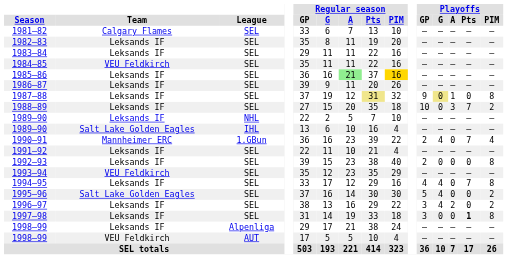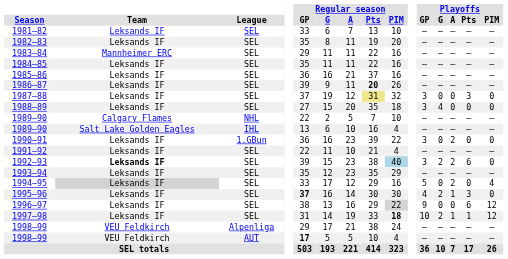(137, 31) Calgary Flames -> (137, 31) Leksands IF
(137, 53) Leksands IF -> (137, 53) Mannheimer ERC
(137, 64) VEU Feldkirch -> (137, 64) Leksands IF
(350, 75) lightgreen background -> (350, 75) no background
(396, 75) gold background -> (396, 75) no background
(373, 86) normal -> (373, 86) bold
(425, 96) 9 -> (425, 96) 3
(440, 96) khaki background -> (440, 96) no background
(453, 96) 1 -> (453, 96) 0
(469, 96) 0 -> (469, 96) 3
(492, 96) 8 -> (492, 96) 0
(425, 107) 10 -> (425, 107) 3
(440, 107) 0 -> (440, 107) 4
(453, 107) 3 -> (453, 107) 0
(469, 107) 7 -> (469, 107) 0
(492, 107) 2 -> (492, 107) 0
(137, 118) Leksands IF -> (137, 118) Calgary Flames
(137, 140) Mannheimer ERC -> (137, 140) Leksands IF
(425, 140) 2 -> (425, 140) 3
(440, 140) 4 -> (440, 140) 0
(453, 140) 0 -> (453, 140) 2
(469, 140) 7 -> (469, 140) 0
(492, 140) 4 -> (492, 140) 0
(137, 162) normal -> (137, 162) bold
(396, 162) no background -> (396, 162) lightblue background
(425, 162) 2 -> (425, 162) 3
(440, 162) 0 -> (440, 162) 2
(453, 162) 0 -> (453, 162) 2
(469, 162) 0 -> (469, 162) 6
(492, 162) 8 -> (492, 162) 0
(137, 173) VEU Feldkirch -> (137, 173) Leksands IF
(137, 184) no background -> (137, 184) lightgrey background
(425, 184) 4 -> (425, 184) 5
(440, 184) 4 -> (440, 184) 0
(453, 184) 0 -> (453, 184) 2
(469, 184) 7 -> (469, 184) 0
(492, 184) 8 -> (492, 184) 4
(137, 194) Salt Lake Golden Eagles -> (137, 194) Leksands IF
(305, 194) normal -> (305, 194) bold
(425, 194) 5 -> (425, 194) 4
(440, 194) 4 -> (440, 194) 2
(453, 194) 0 -> (453, 194) 1
(469, 194) 0 -> (469, 194) 3
(492, 194) 2 -> (492, 194) 0
(396, 205) no background -> (396, 205) lightgrey background
(425, 205) 3 -> (425, 205) 9
(440, 205) 4 -> (440, 205) 0
(453, 205) 2 -> (453, 205) 0
(469, 205) 0 -> (469, 205) 6
(492, 205) 2 -> (492, 205) 12
(396, 216) normal -> (396, 216) bold
(425, 216) 3 -> (425, 216) 10
(440, 216) 0 -> (440, 216) 2
(453, 216) 0 -> (453, 216) 1
(469, 216) bold -> (469, 216) normal
(492, 216) 8 -> (492, 216) 12
(137, 227) Leksands IF -> (137, 227) VEU Feldkirch
(305, 238) normal -> (305, 238) bold
